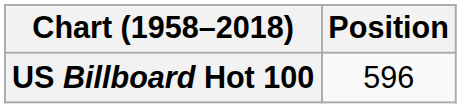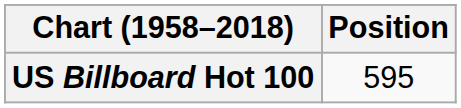(389, 77) 596 -> (389, 77) 595
